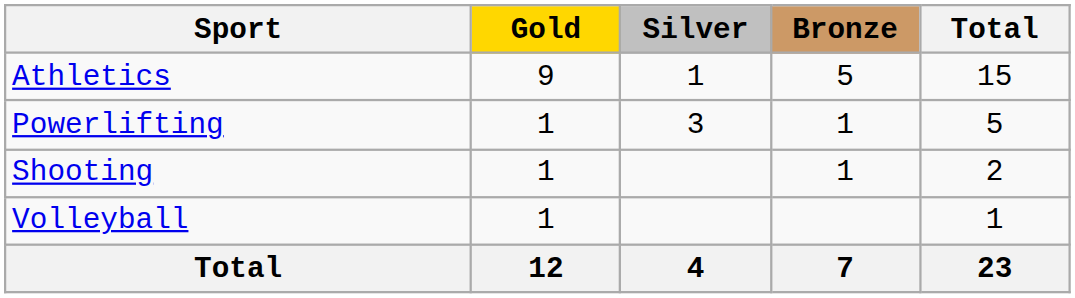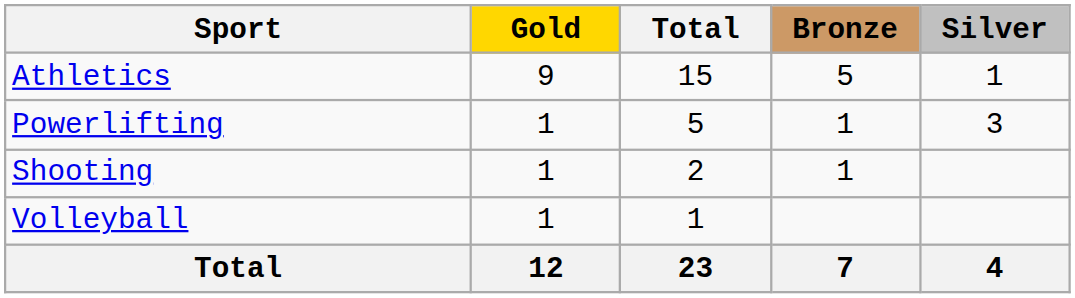columns swapped: (695, 29) <-> (995, 29)
